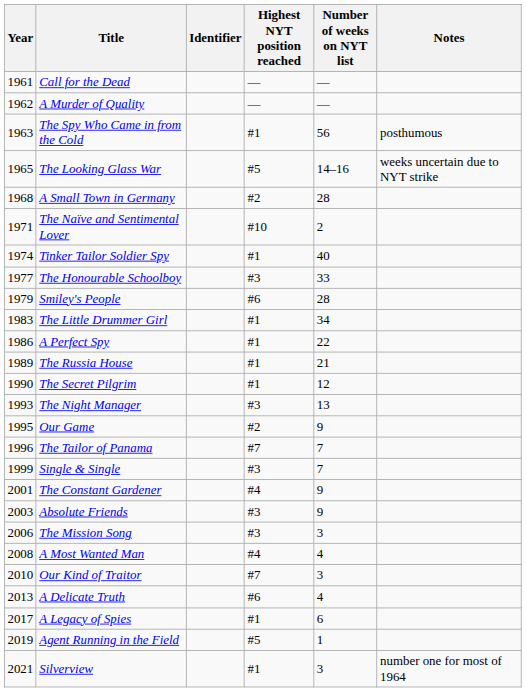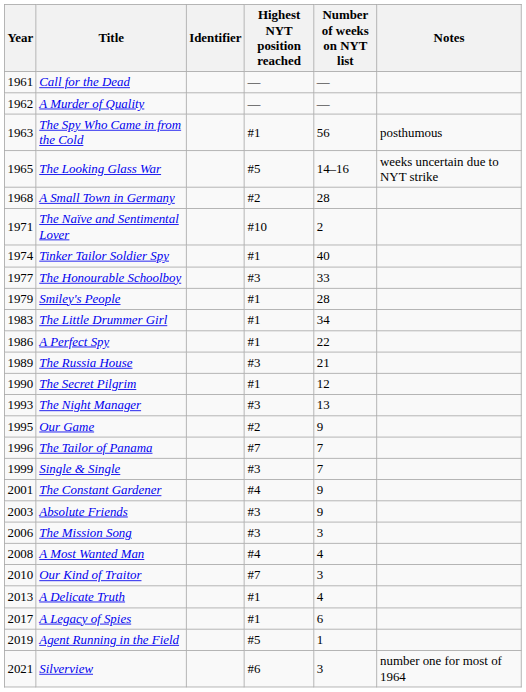(254, 298) #6 -> (254, 298) #1
(254, 362) #1 -> (254, 362) #3
(254, 597) #6 -> (254, 597) #1
(254, 668) #1 -> (254, 668) #6
